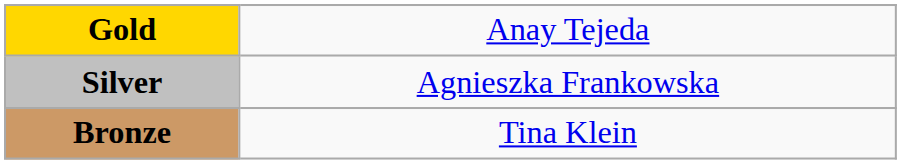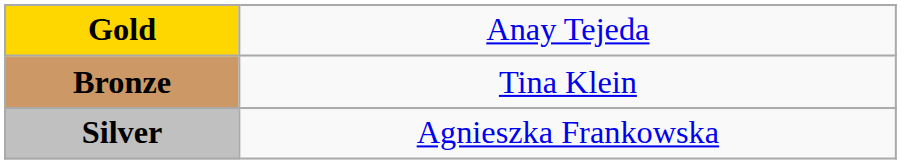rows swapped: (122, 81) <-> (122, 132)
